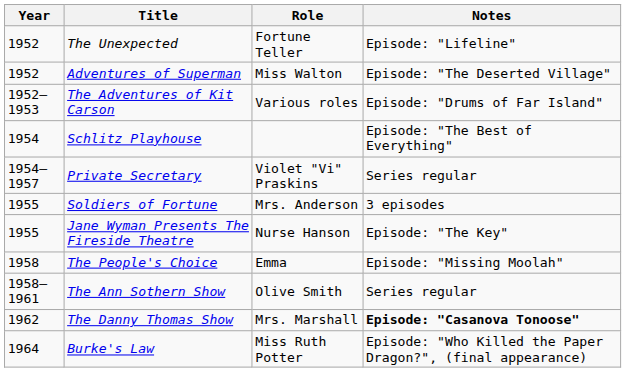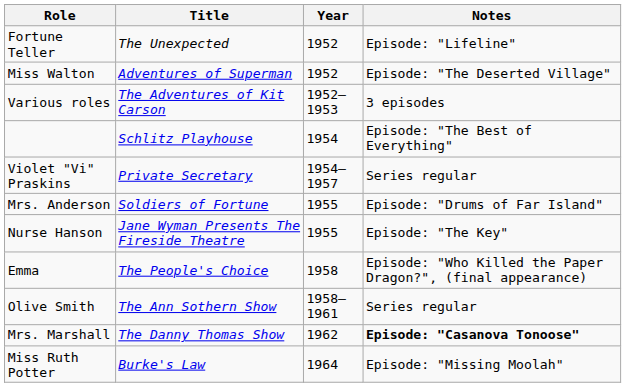columns swapped: (34, 15) <-> (307, 15)
(485, 102) Episode: "Drums of Far Island" -> (405, 102) 3 episodes
(405, 204) 3 episodes -> (485, 204) Episode: "Drums of Far Island"
(465, 262) Episode: "Missing Moolah" -> (485, 270) Episode: "Who Killed the Paper Dragon?", (final appearance)
(485, 349) Episode: "Who Killed the Paper Dragon?", (final appearance) -> (465, 364) Episode: "Missing Moolah"
